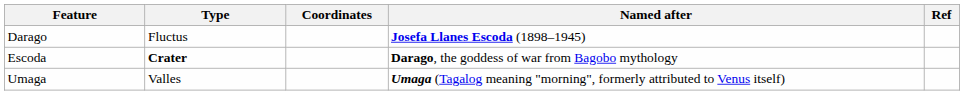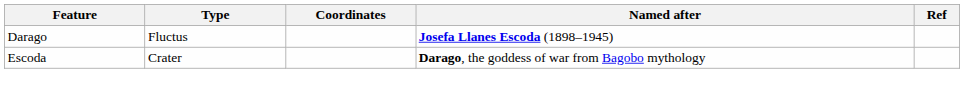(168, 57) bold -> (165, 57) normal
- row: (27, 79)
